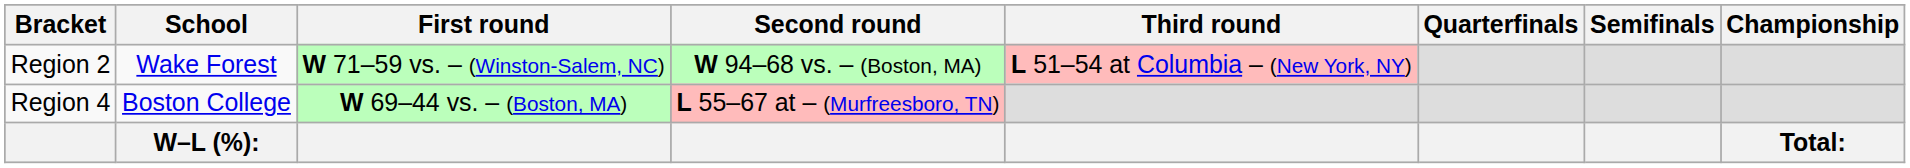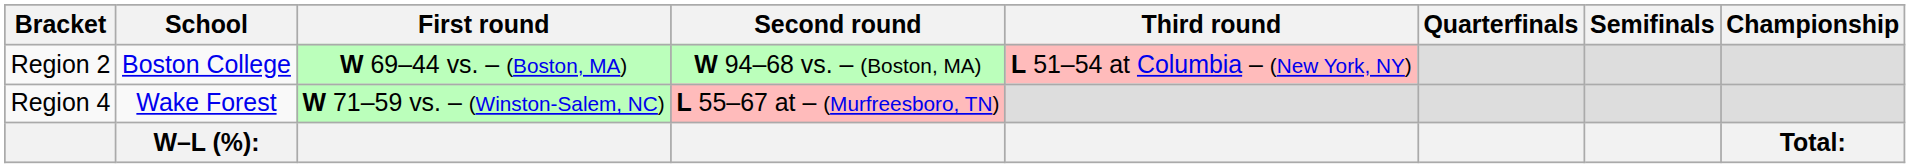(206, 64) Wake Forest -> (206, 64) Boston College
(484, 64) W 71–59 vs. – (Winston-Salem, NC) -> (484, 64) W 69–44 vs. – (Boston, MA)
(206, 104) Boston College -> (206, 104) Wake Forest
(484, 104) W 69–44 vs. – (Boston, MA) -> (484, 104) W 71–59 vs. – (Winston-Salem, NC)
